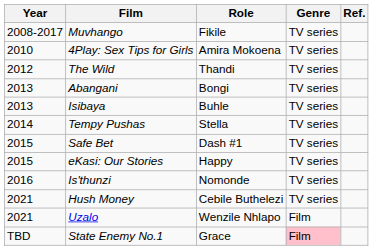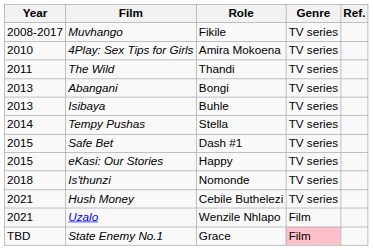(20, 69) 2012 -> (20, 69) 2011
(20, 180) 2016 -> (20, 180) 2018
